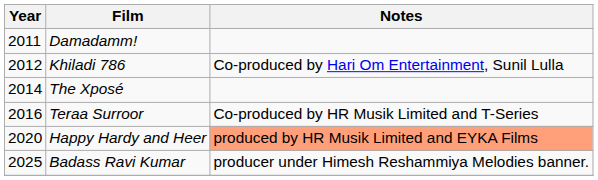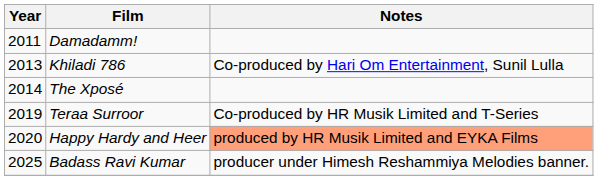(25, 65) 2012 -> (25, 65) 2013
(25, 114) 2016 -> (25, 114) 2019
